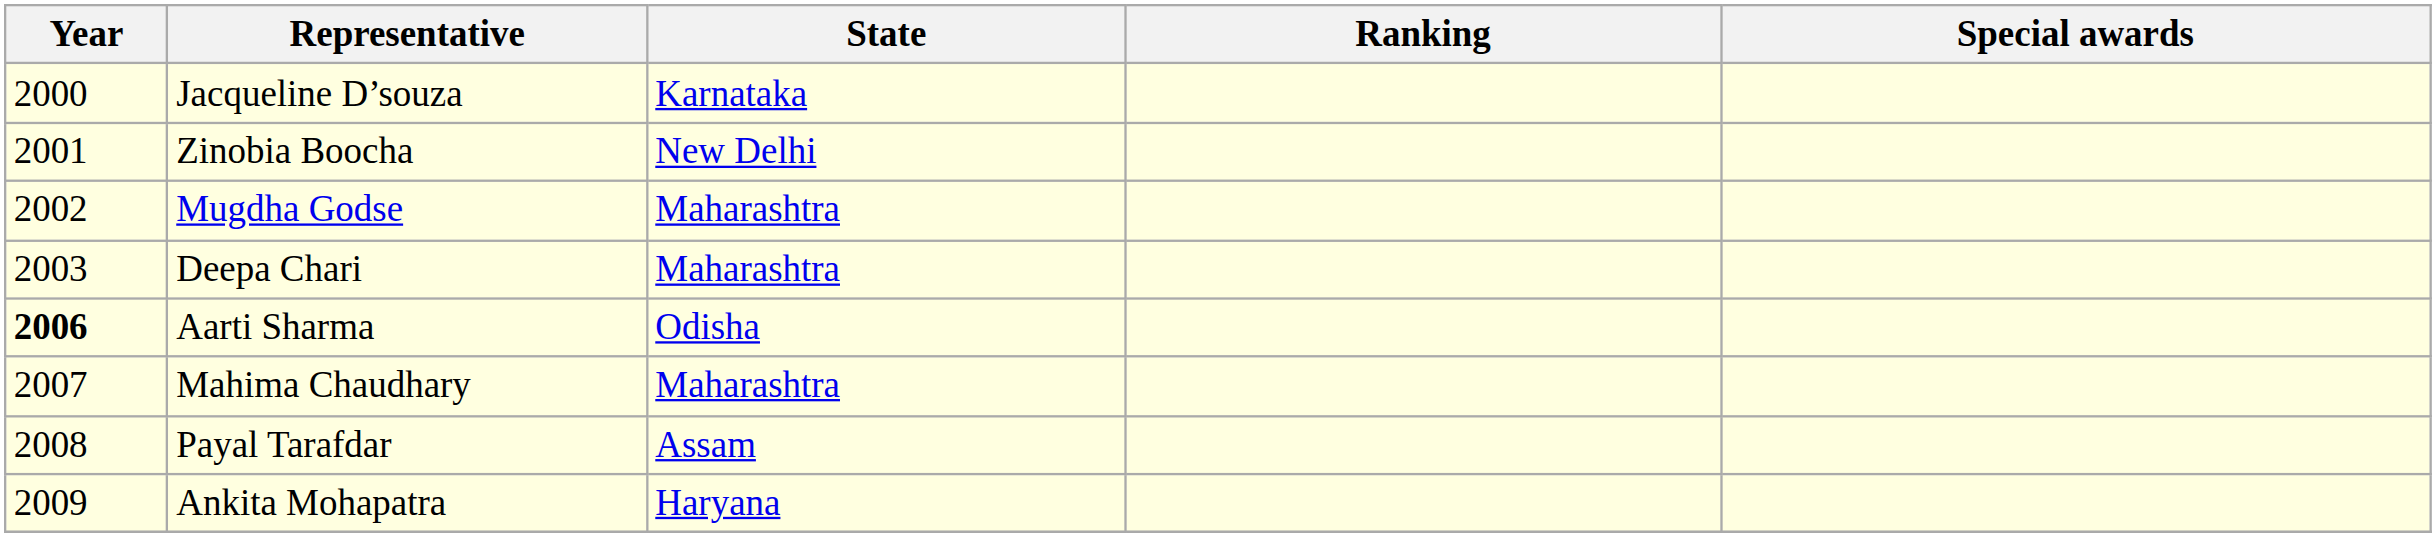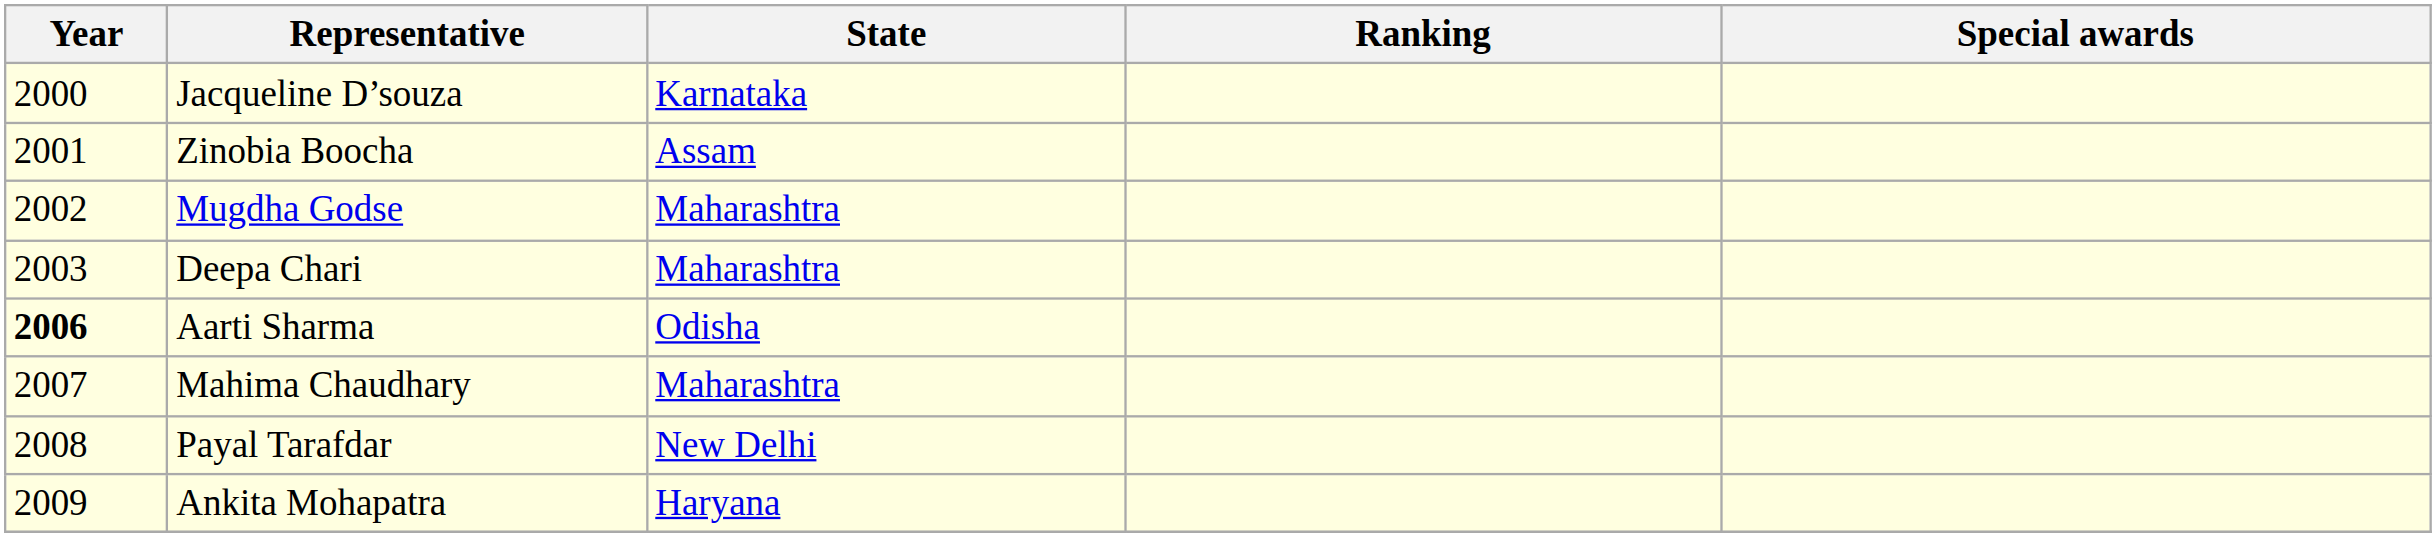(736, 151) New Delhi -> (706, 151) Assam
(706, 444) Assam -> (736, 444) New Delhi
